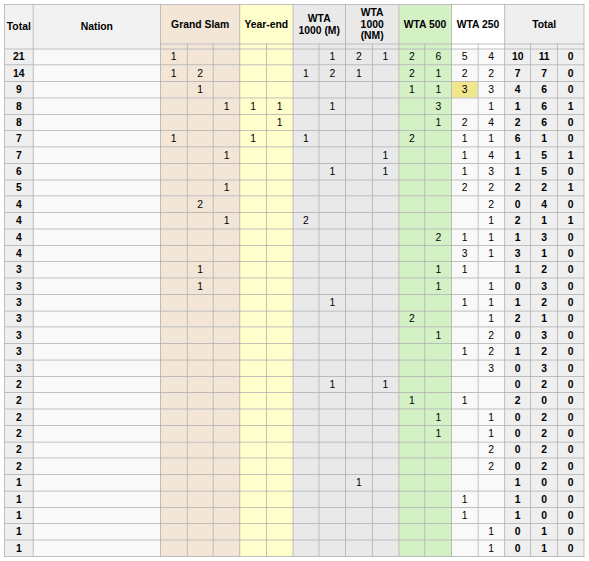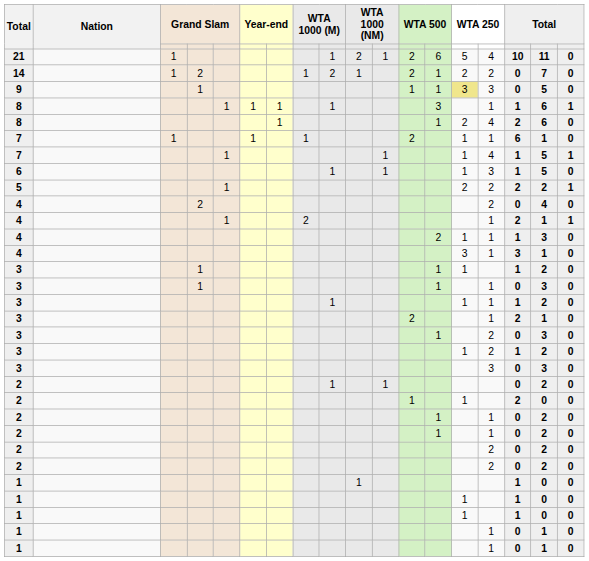(518, 74) 7 -> (518, 74) 0
(518, 90) 4 -> (518, 90) 0
(544, 90) 6 -> (544, 90) 5
